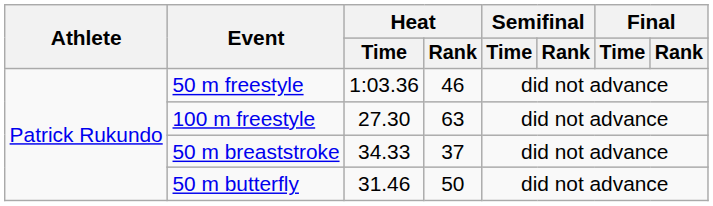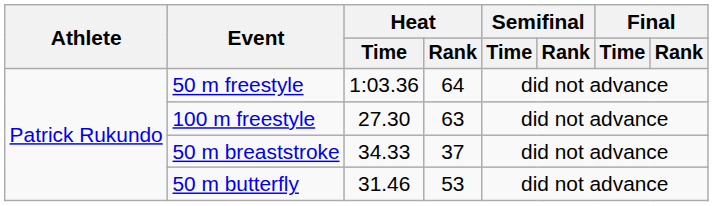(453, 86) 46 -> (453, 86) 64
(453, 185) 50 -> (453, 185) 53
